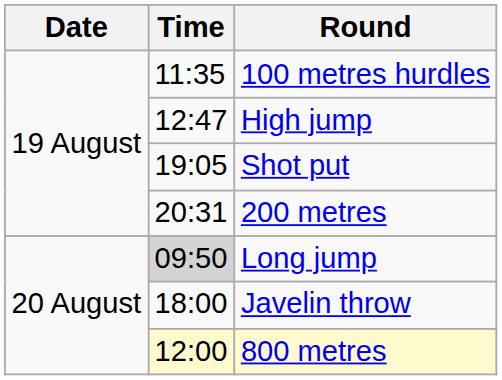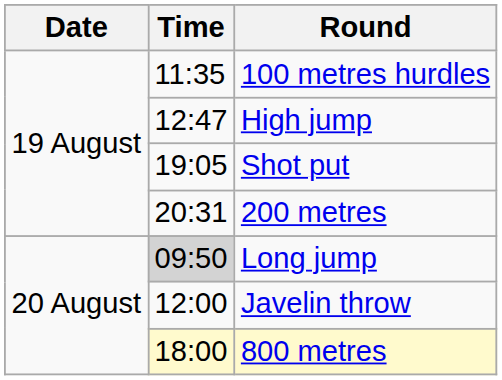(191, 304) 18:00 -> (191, 304) 12:00
(191, 350) 12:00 -> (191, 350) 18:00
